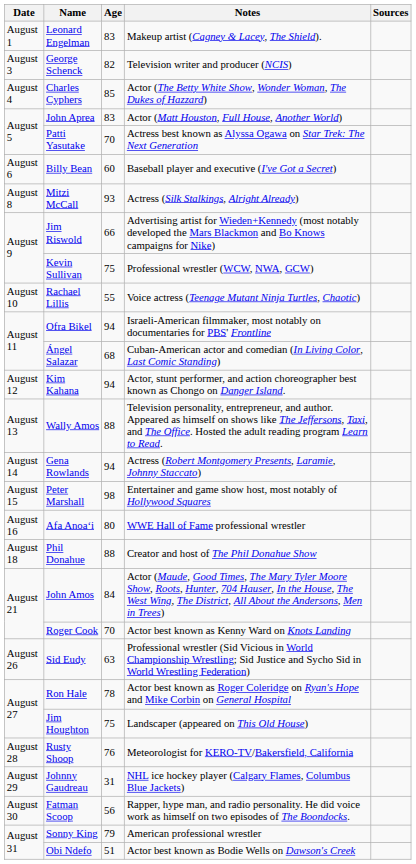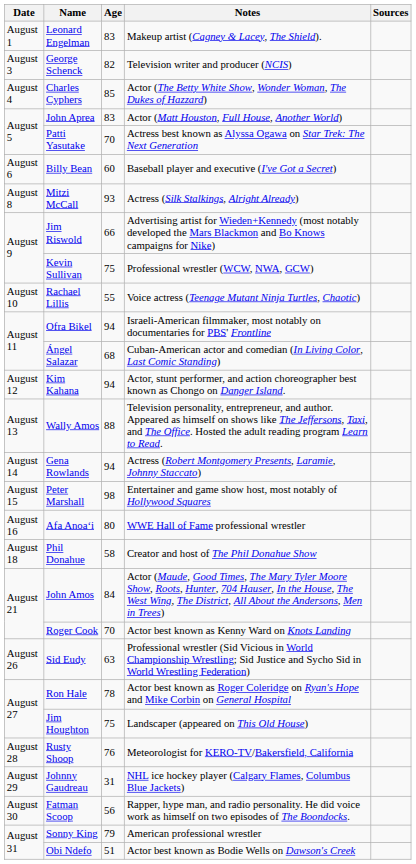(109, 554) 88 -> (109, 554) 58
